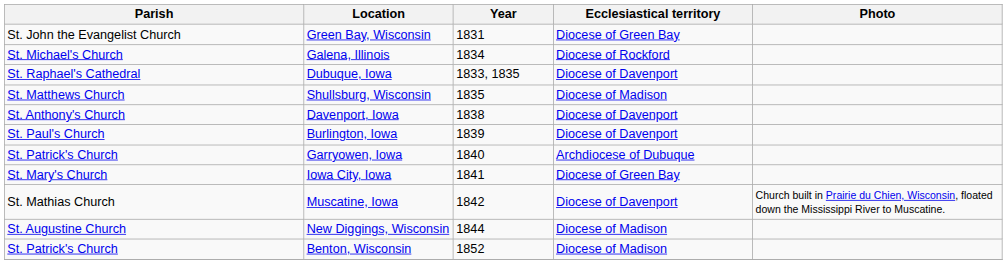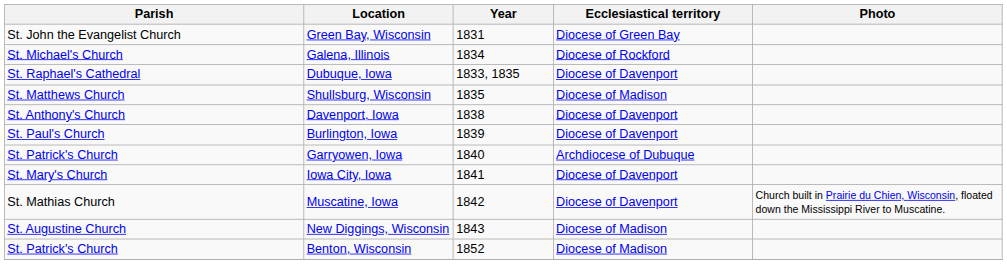(618, 174) Diocese of Green Bay -> (617, 174) Diocese of Davenport
(470, 229) 1844 -> (470, 229) 1843
